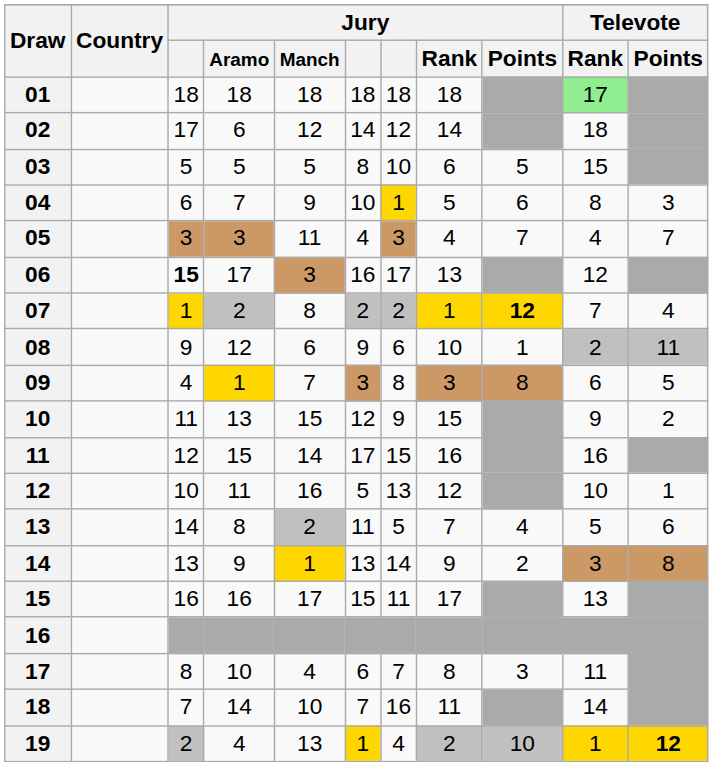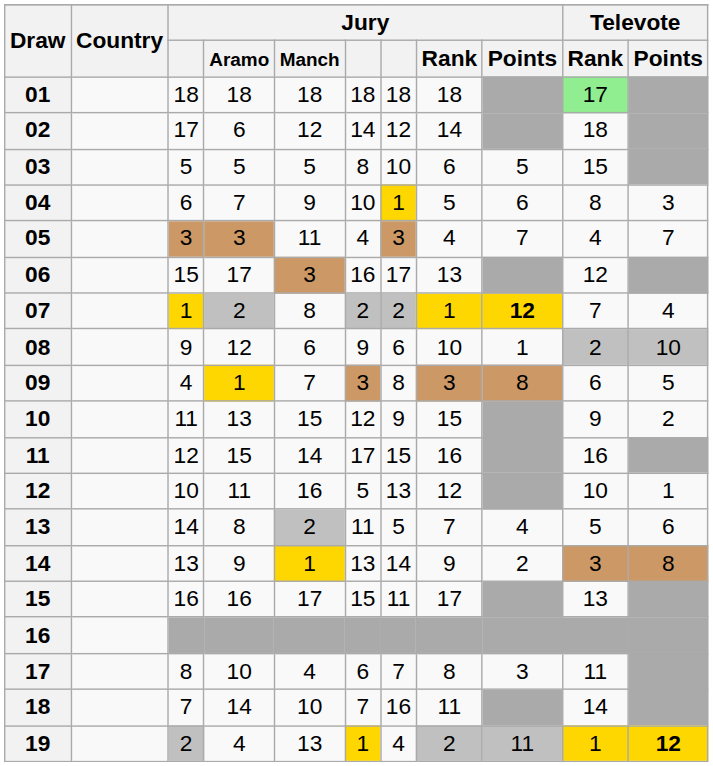(186, 274) bold -> (186, 274) normal
(668, 346) 11 -> (668, 346) 10
(522, 743) 10 -> (522, 743) 11
